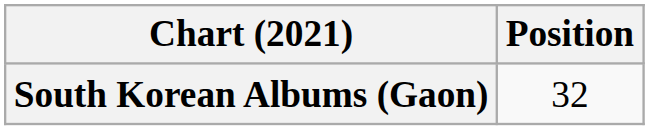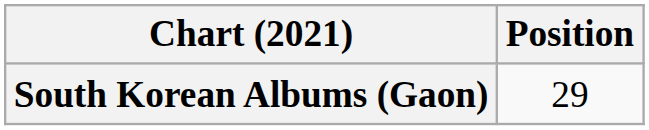(570, 93) 32 -> (570, 93) 29
